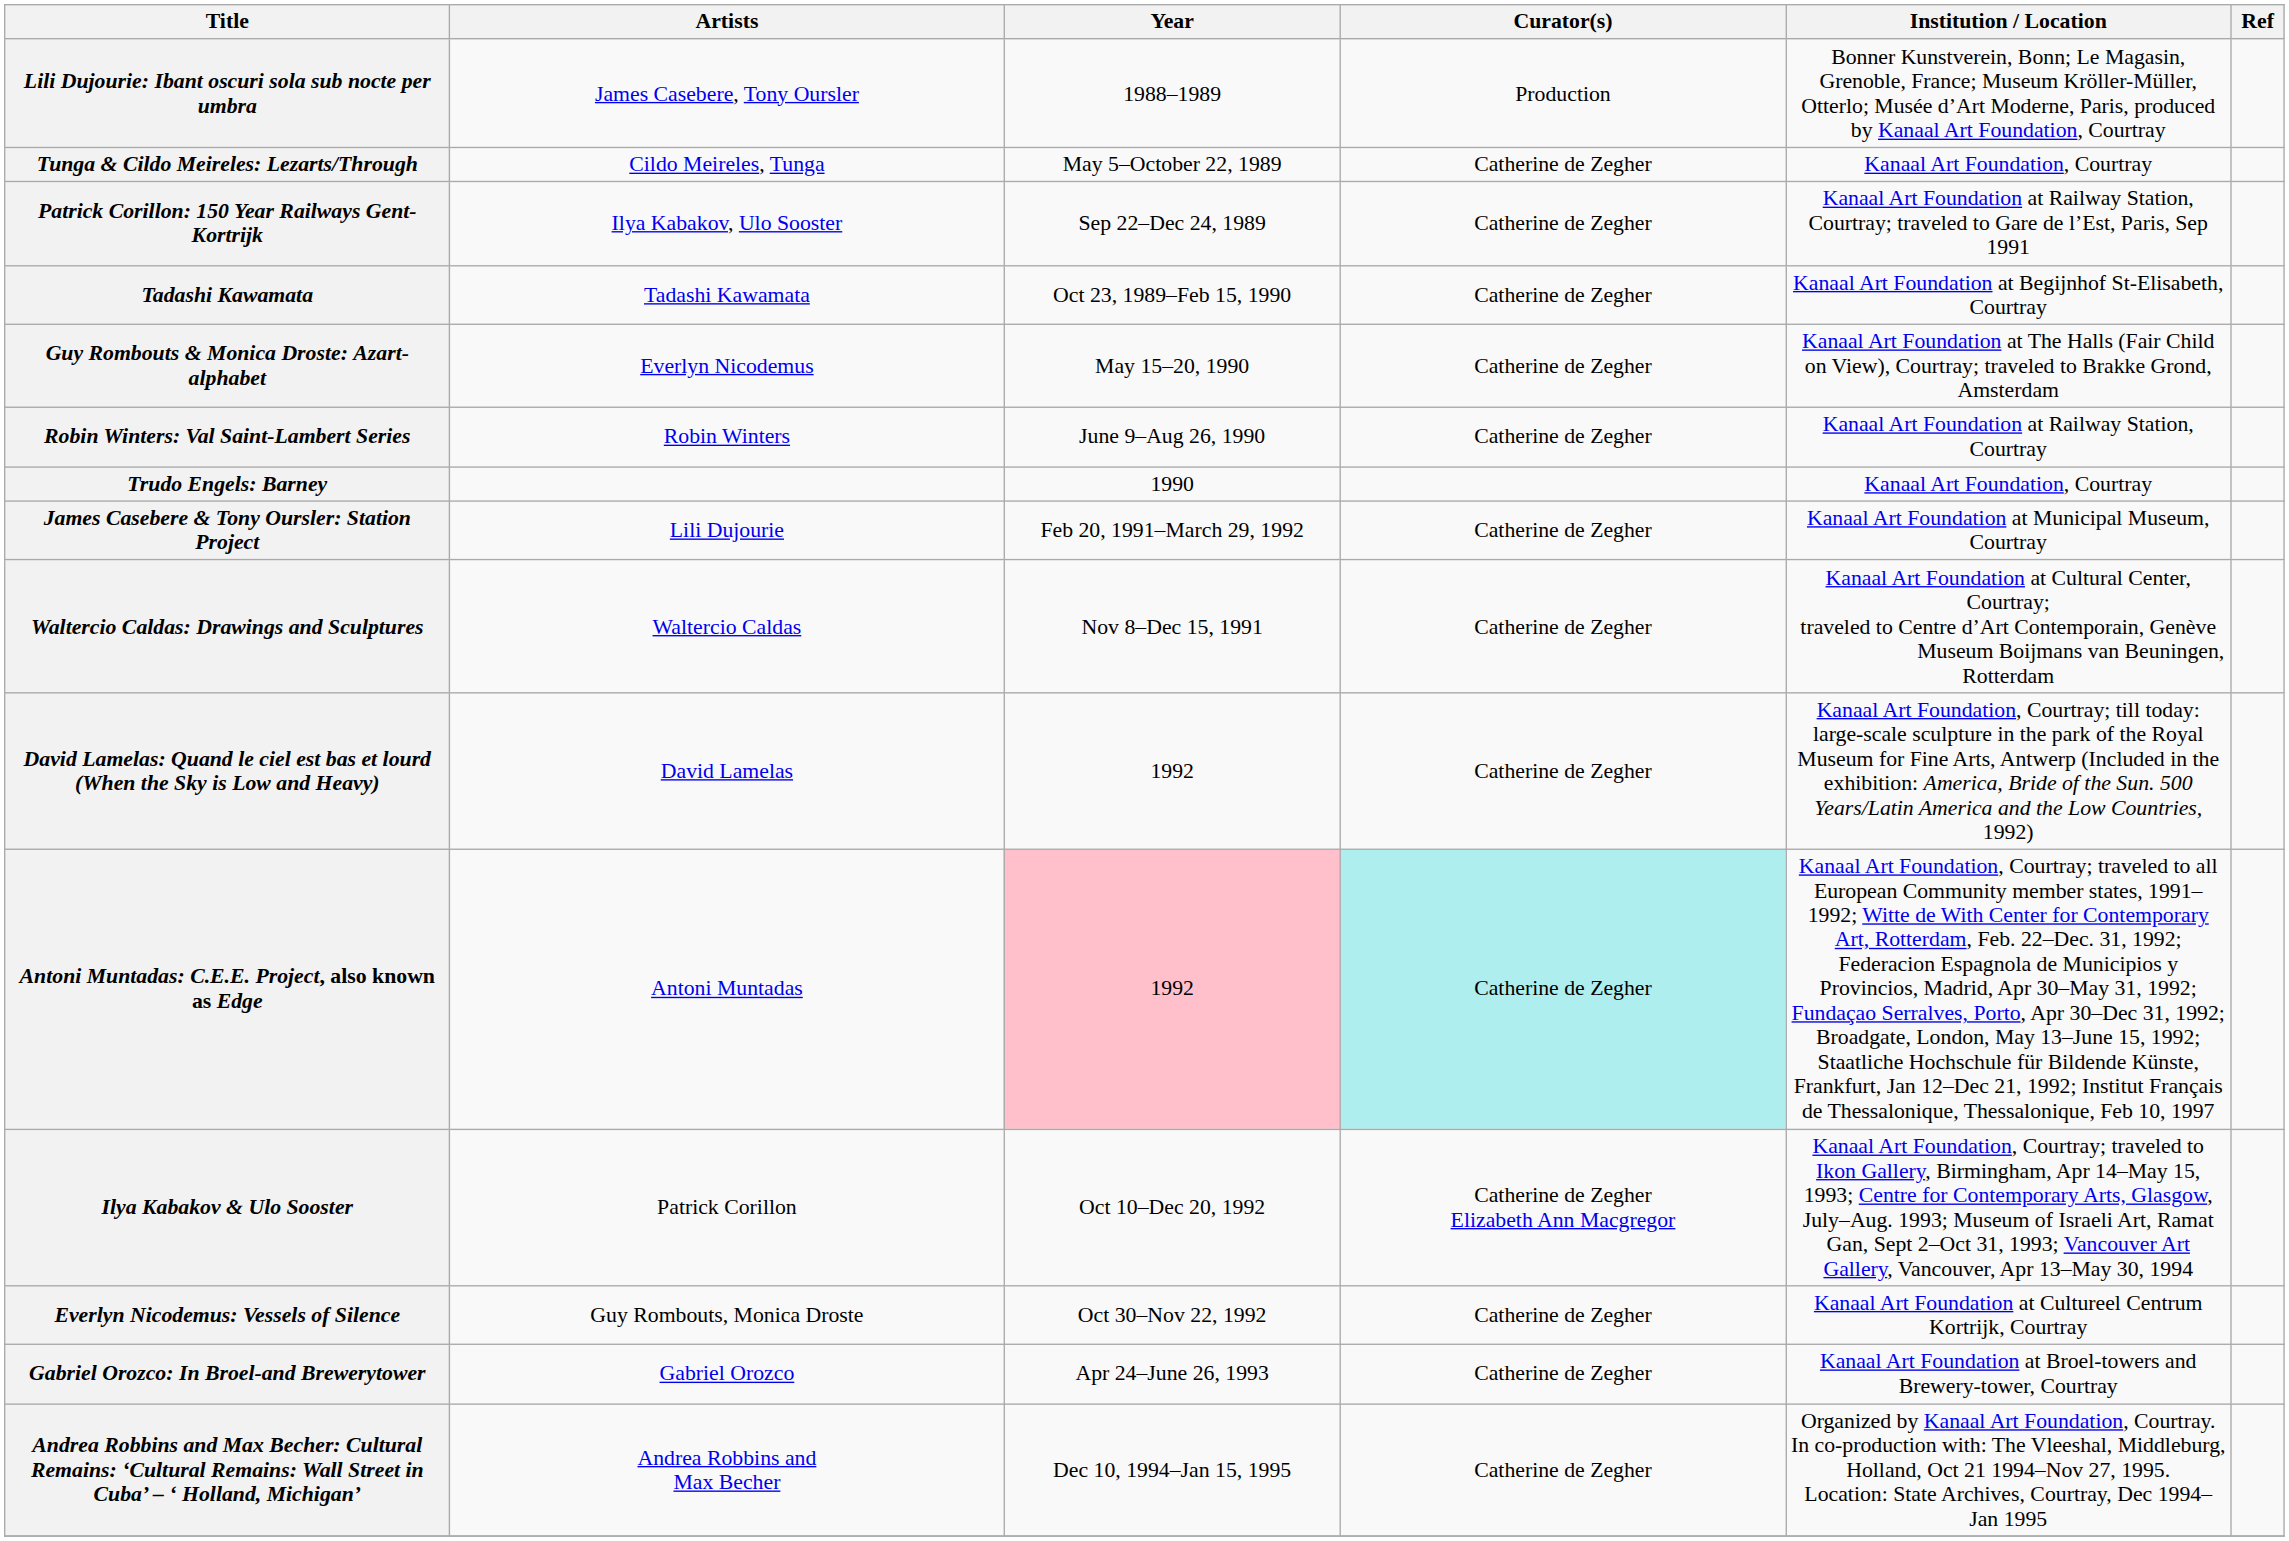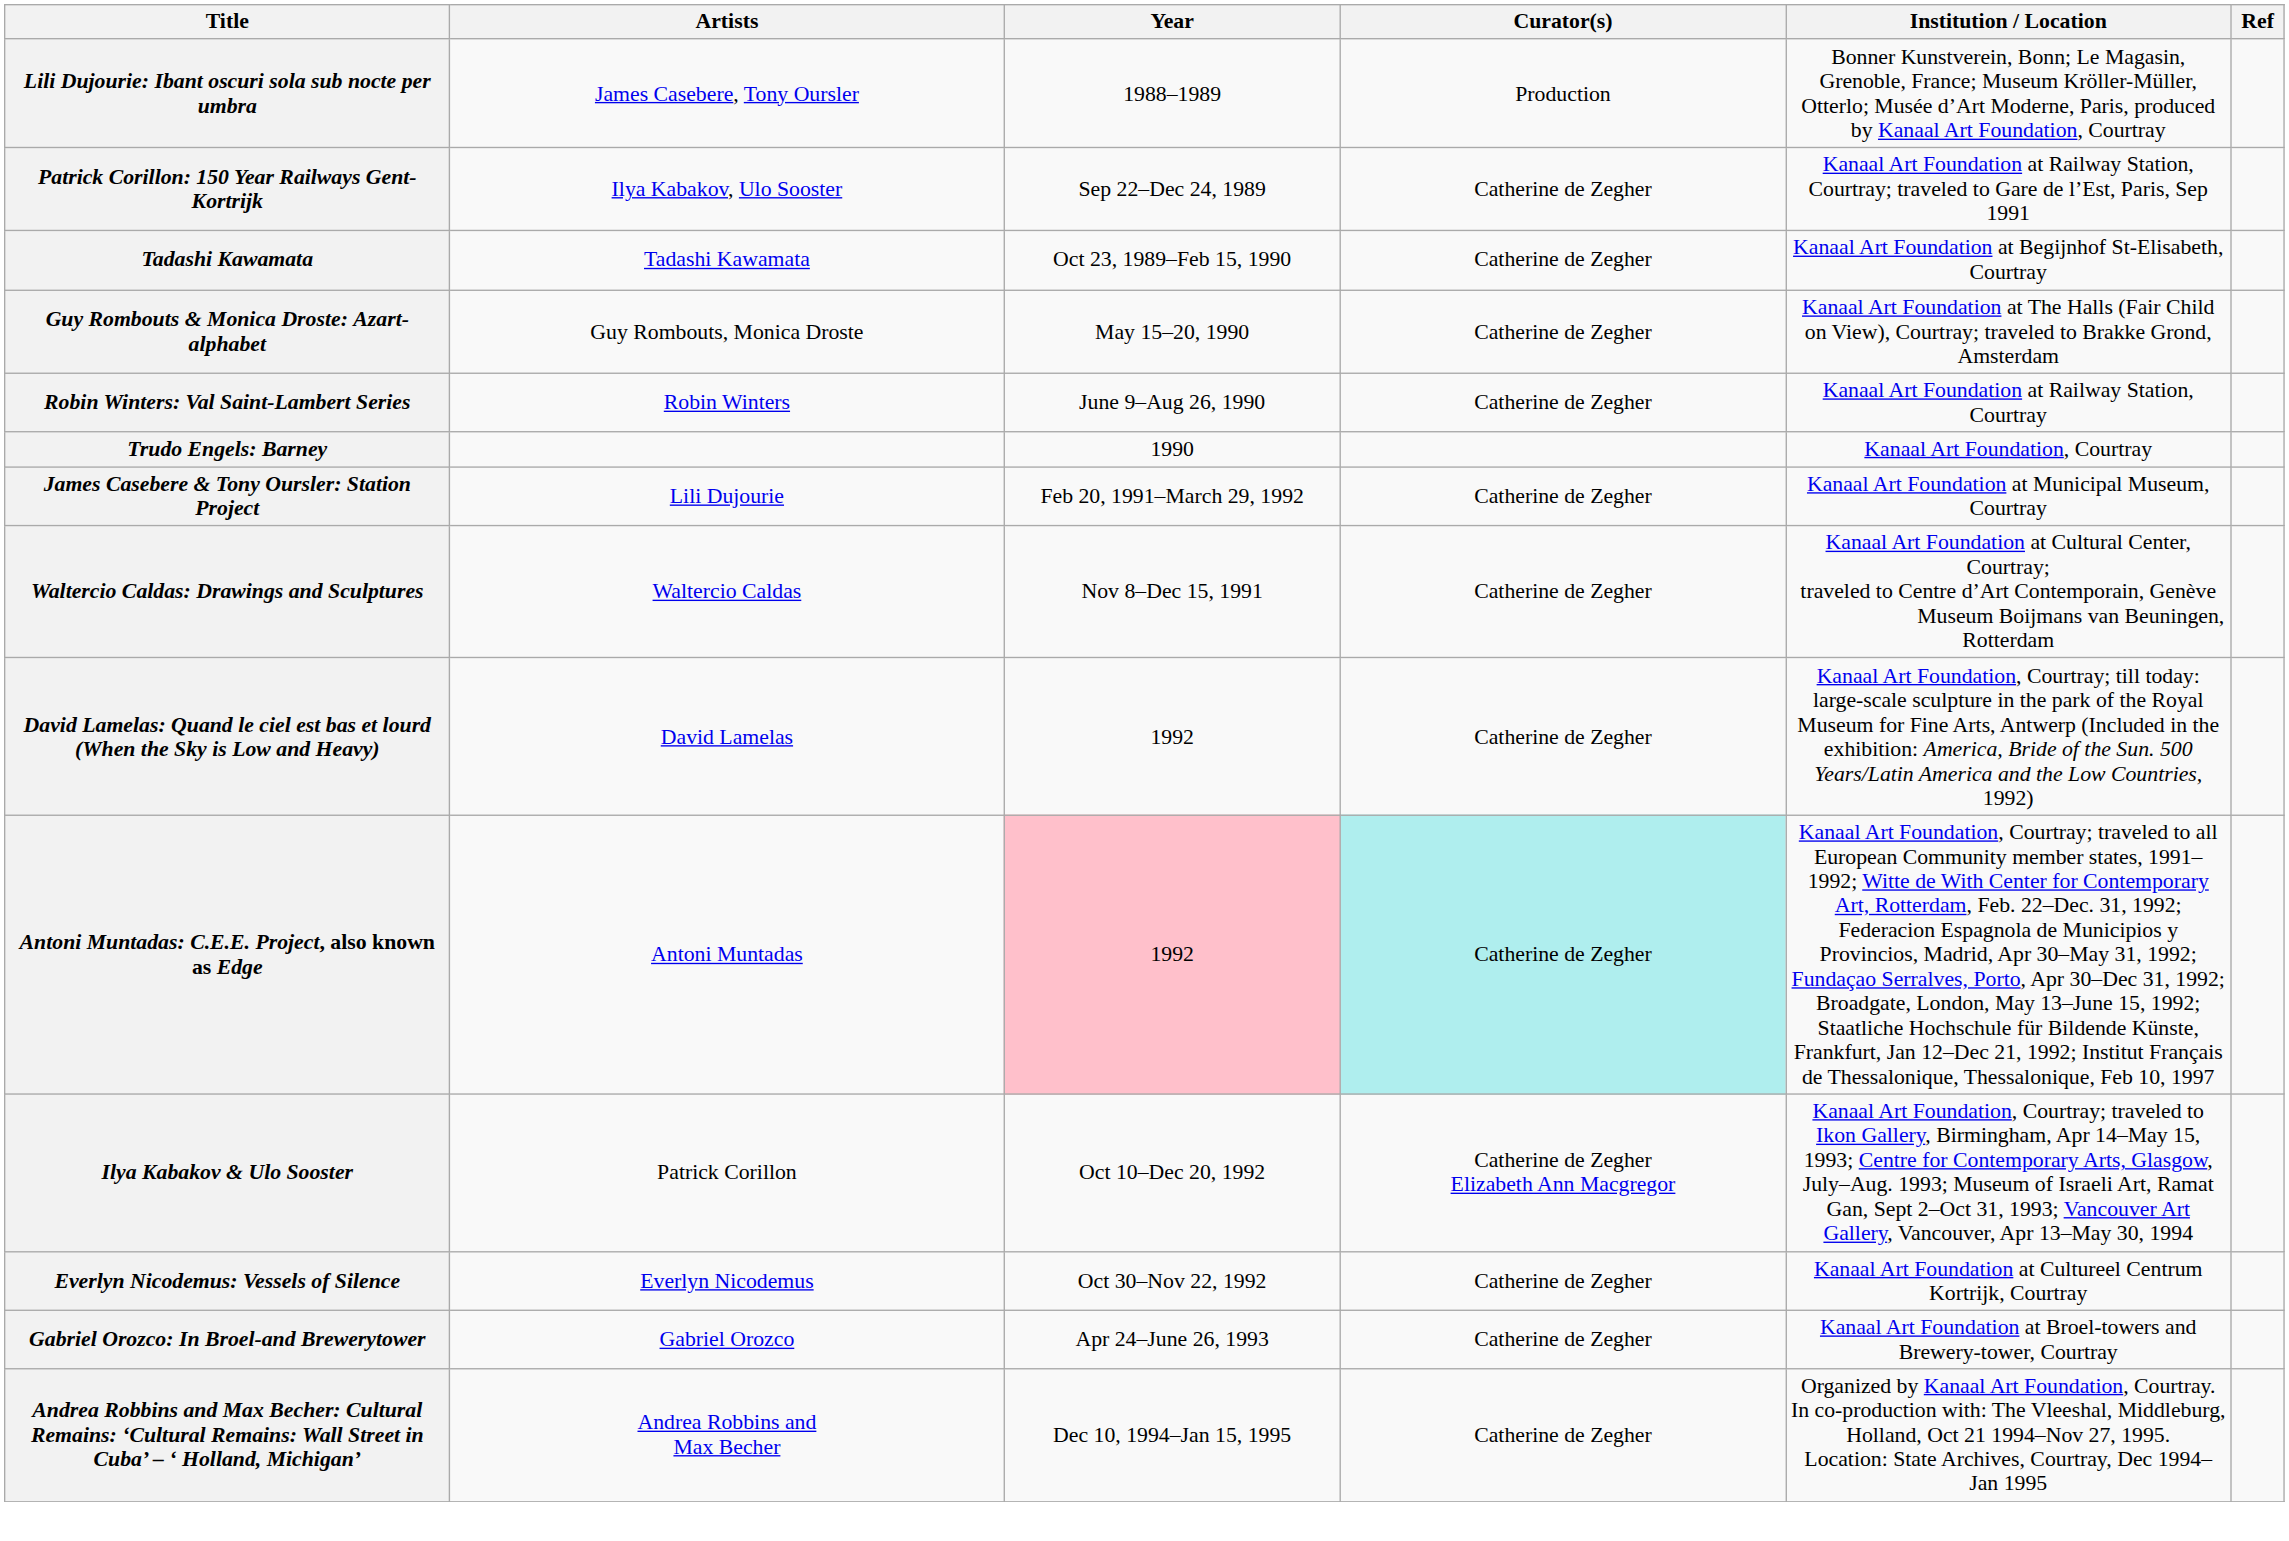- row: (227, 164)
(727, 365) Everlyn Nicodemus -> (727, 331) Guy Rombouts, Monica Droste
(727, 1314) Guy Rombouts, Monica Droste -> (727, 1280) Everlyn Nicodemus
